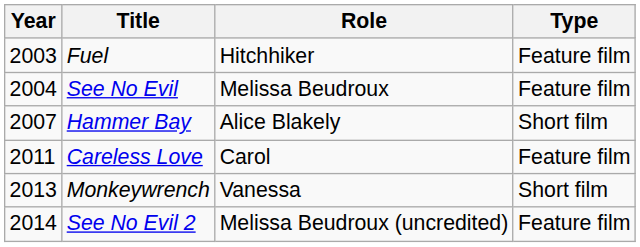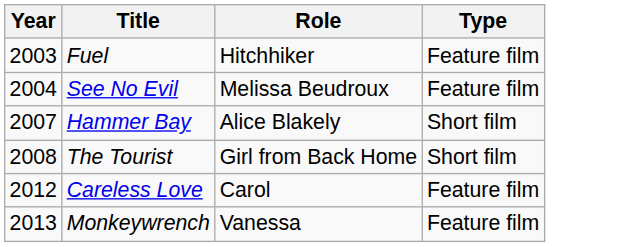+ row: (120, 156)
(32, 156) 2011 -> (33, 190) 2012
(563, 190) Short film -> (483, 223) Feature film
- row: (131, 223)
